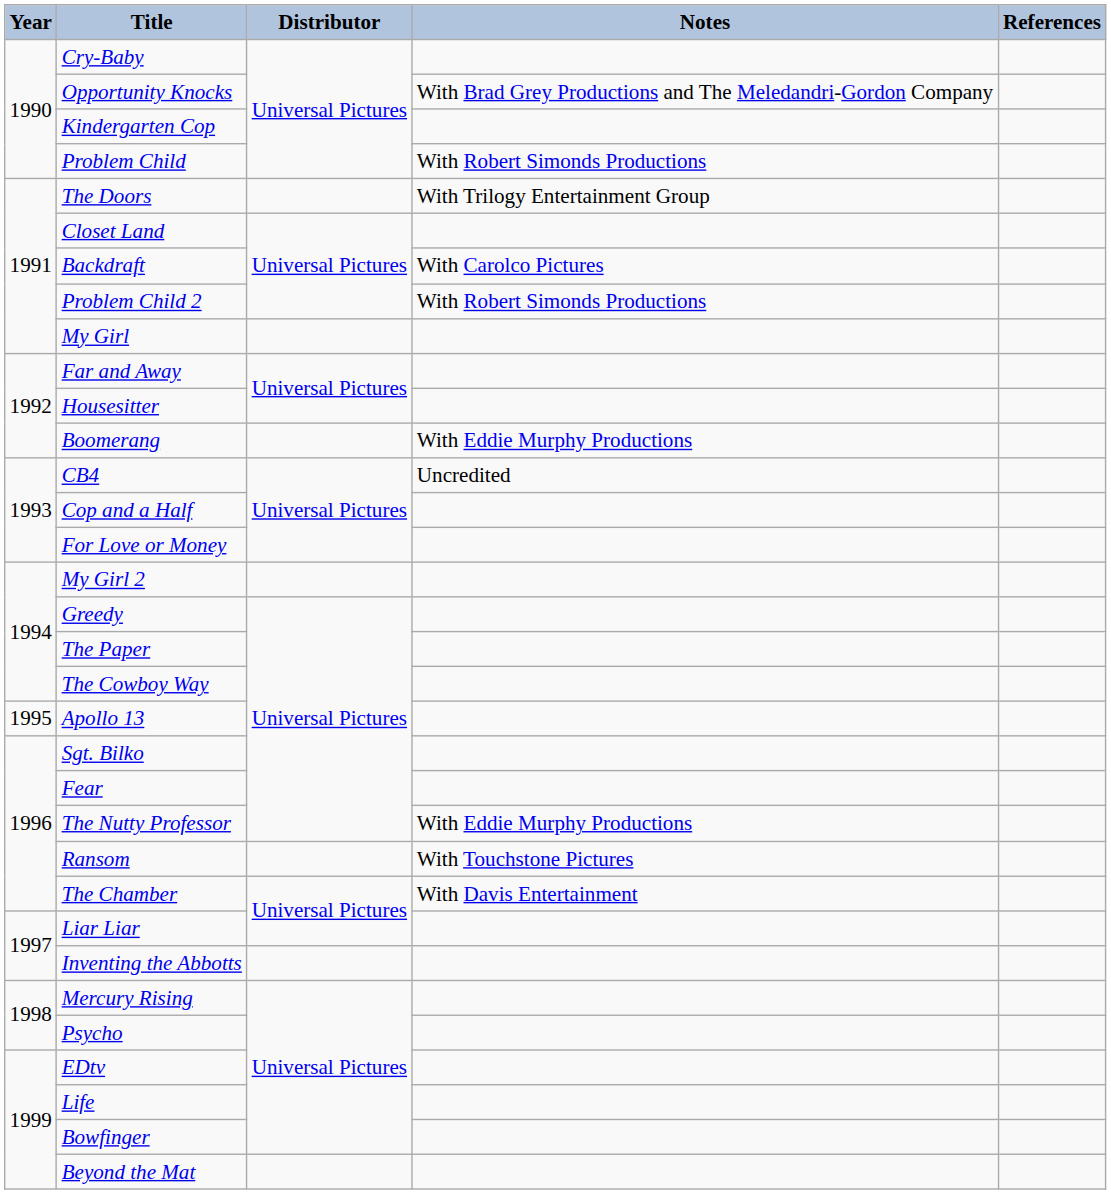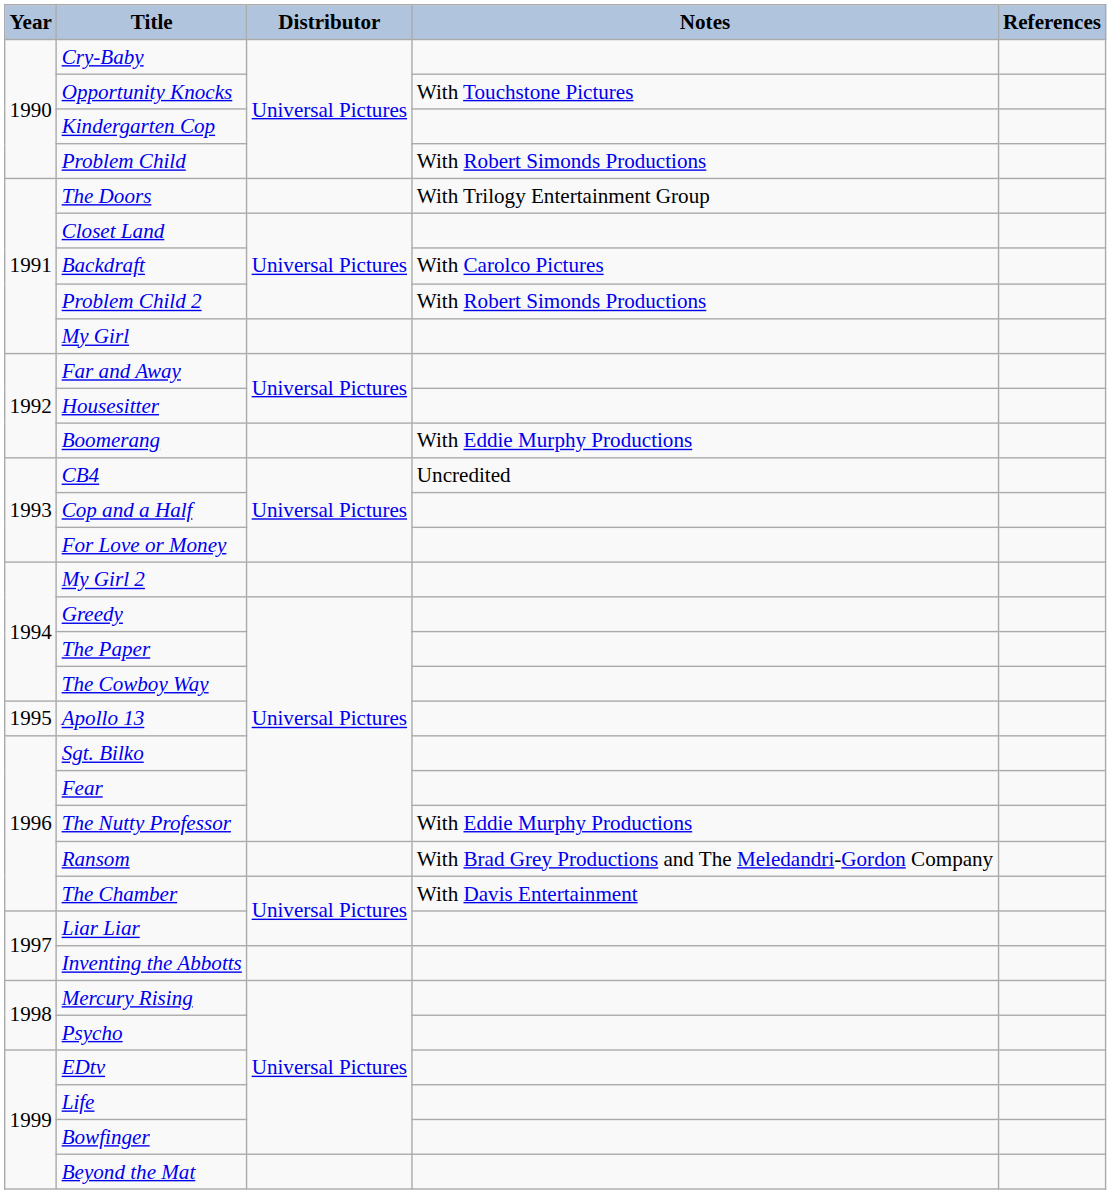(705, 91) With Brad Grey Productions and The Meledandri-Gordon Company -> (525, 91) With Touchstone Pictures
(525, 858) With Touchstone Pictures -> (705, 858) With Brad Grey Productions and The Meledandri-Gordon Company
